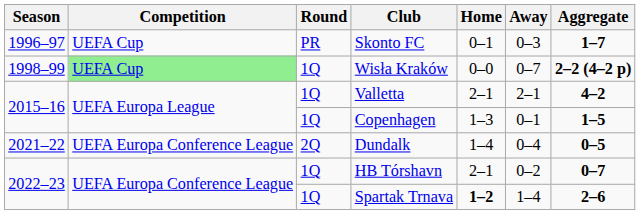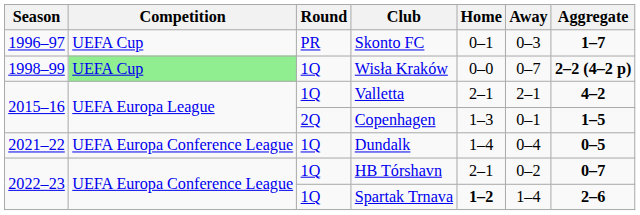(310, 119) 1Q -> (310, 119) 2Q
(310, 145) 2Q -> (310, 145) 1Q
